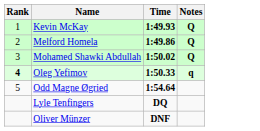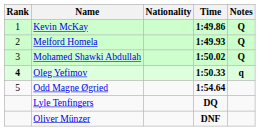+ column: (168, 12)
(160, 27) 1:49.93 -> (211, 27) 1:49.86
(160, 42) 1:49.86 -> (211, 42) 1:49.93
